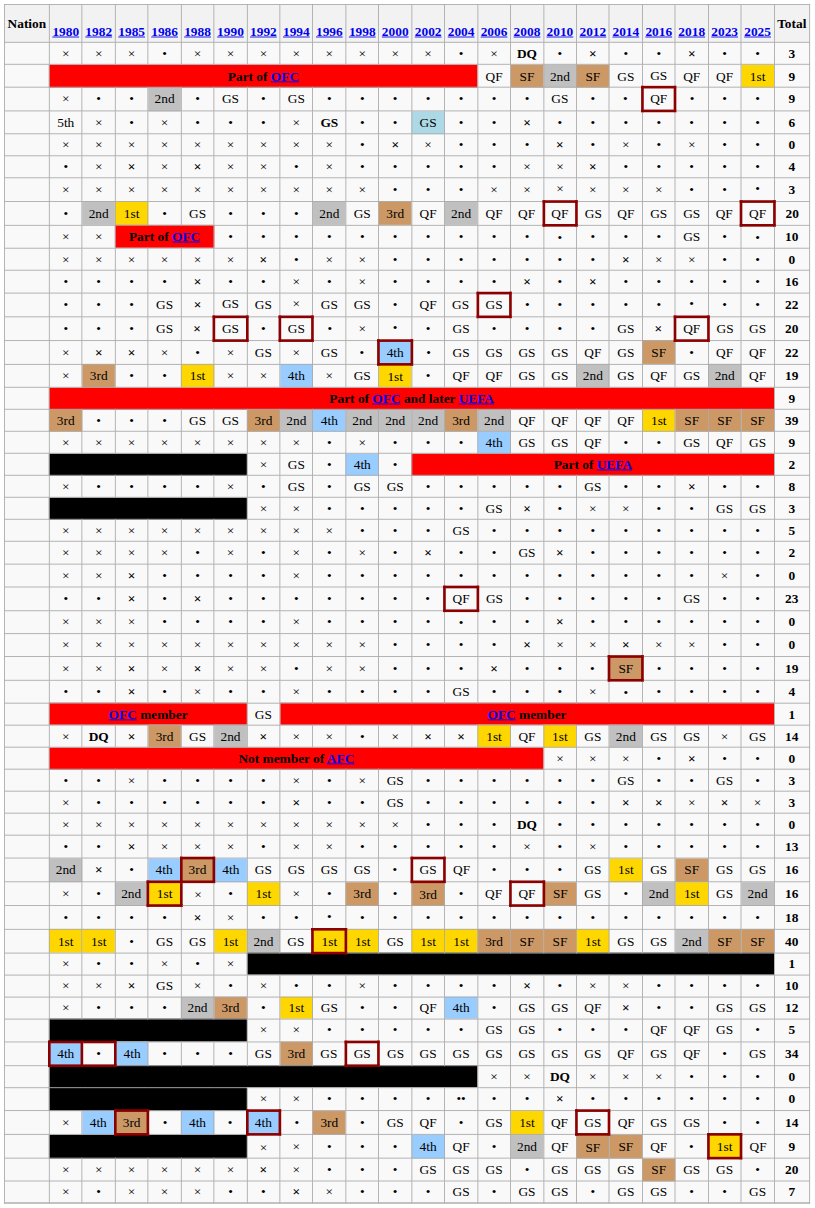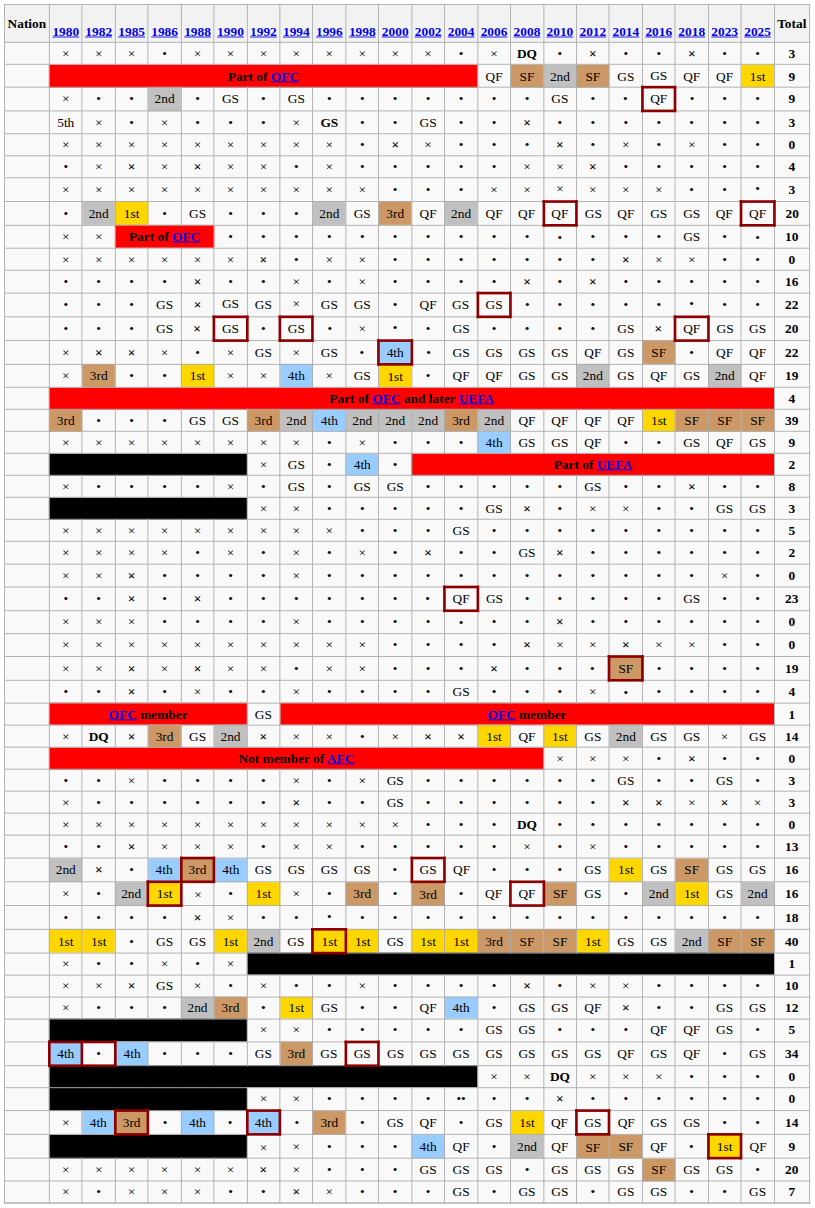(428, 122) lightblue background -> (428, 122) no background
(792, 122) 6 -> (792, 122) 3
(792, 398) 9 -> (792, 398) 4
